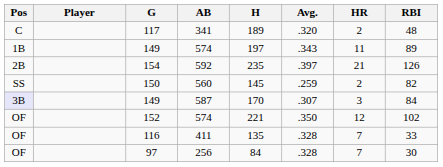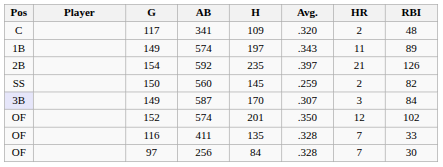(255, 30) 189 -> (255, 30) 109
(255, 118) 221 -> (255, 118) 201
